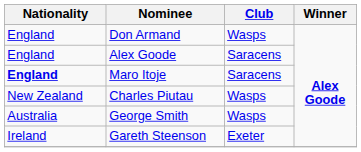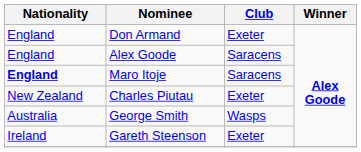(246, 34) Wasps -> (246, 34) Exeter
(246, 95) Wasps -> (246, 95) Exeter
